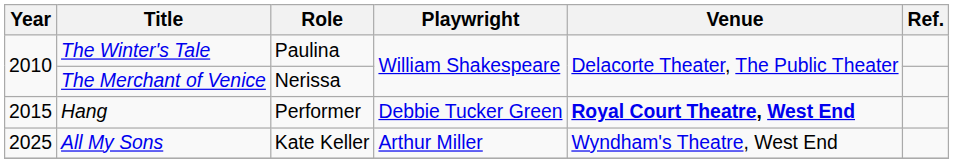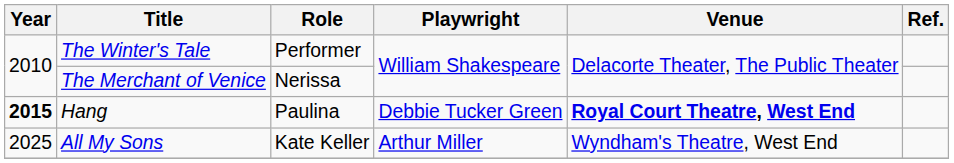(307, 50) Paulina -> (318, 50) Performer
(31, 111) normal -> (31, 111) bold
(318, 111) Performer -> (307, 111) Paulina
